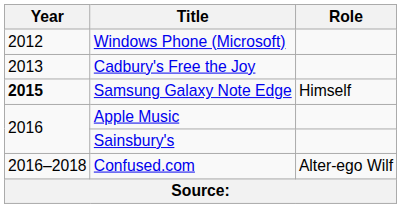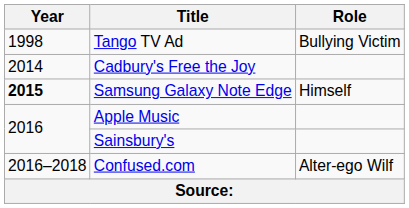+ row: (139, 41)
- row: (190, 41)
(26, 66) 2013 -> (26, 66) 2014
